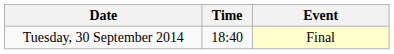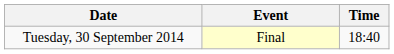columns swapped: (227, 15) <-> (321, 15)
